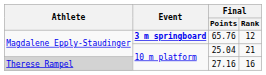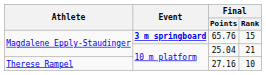(250, 37) 12 -> (250, 37) 15
(40, 63) lightgrey background -> (40, 63) no background
(250, 63) 16 -> (250, 63) 10
